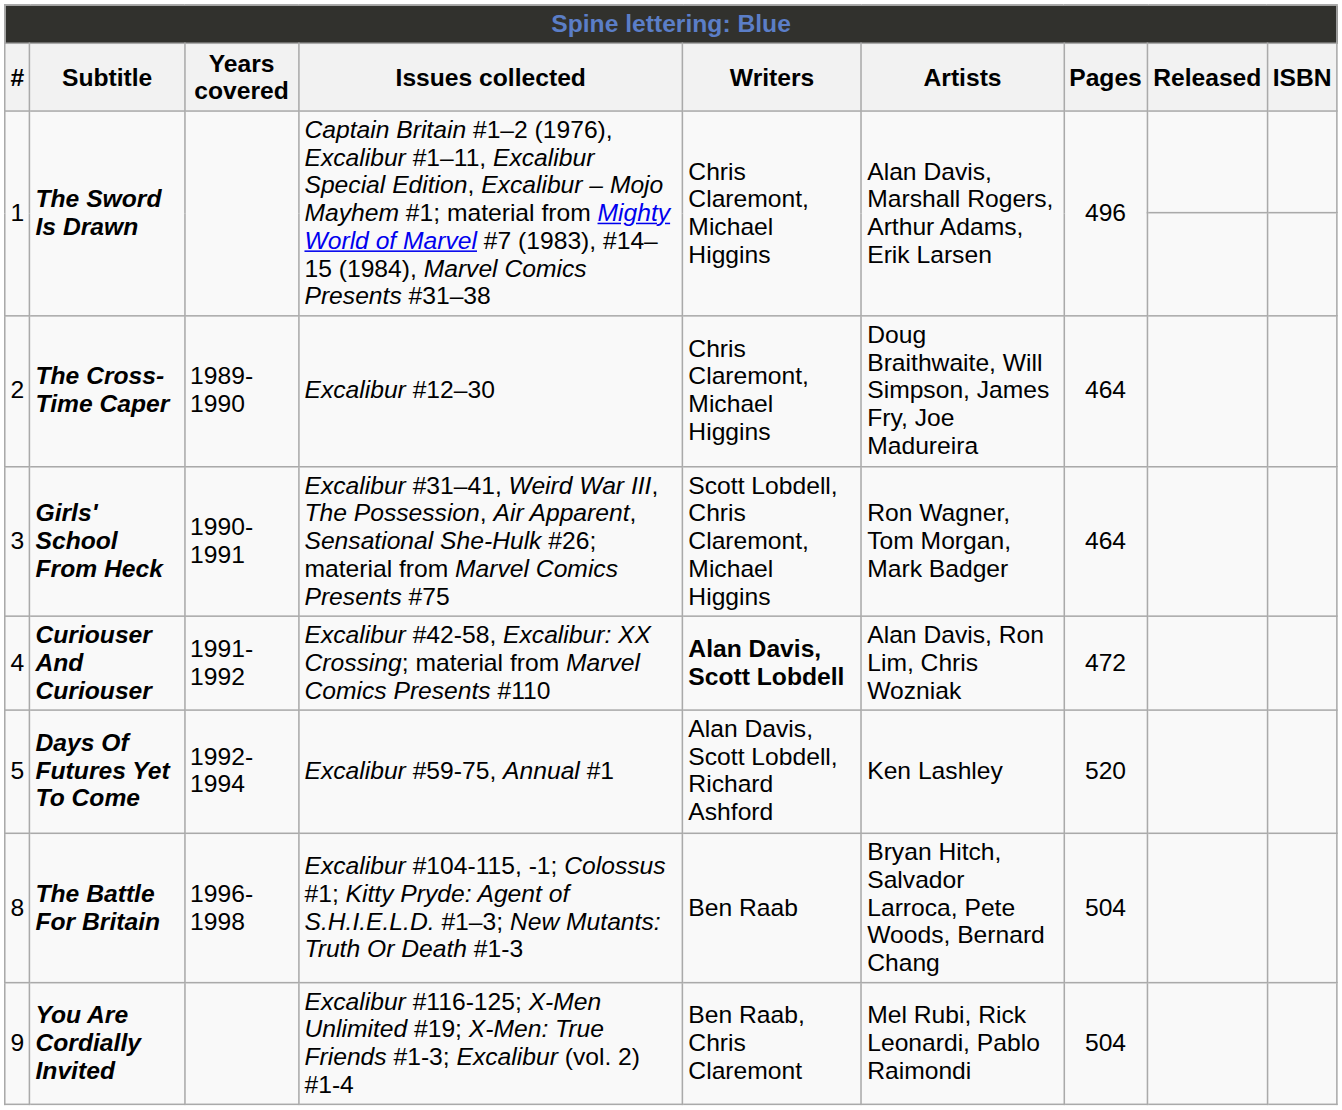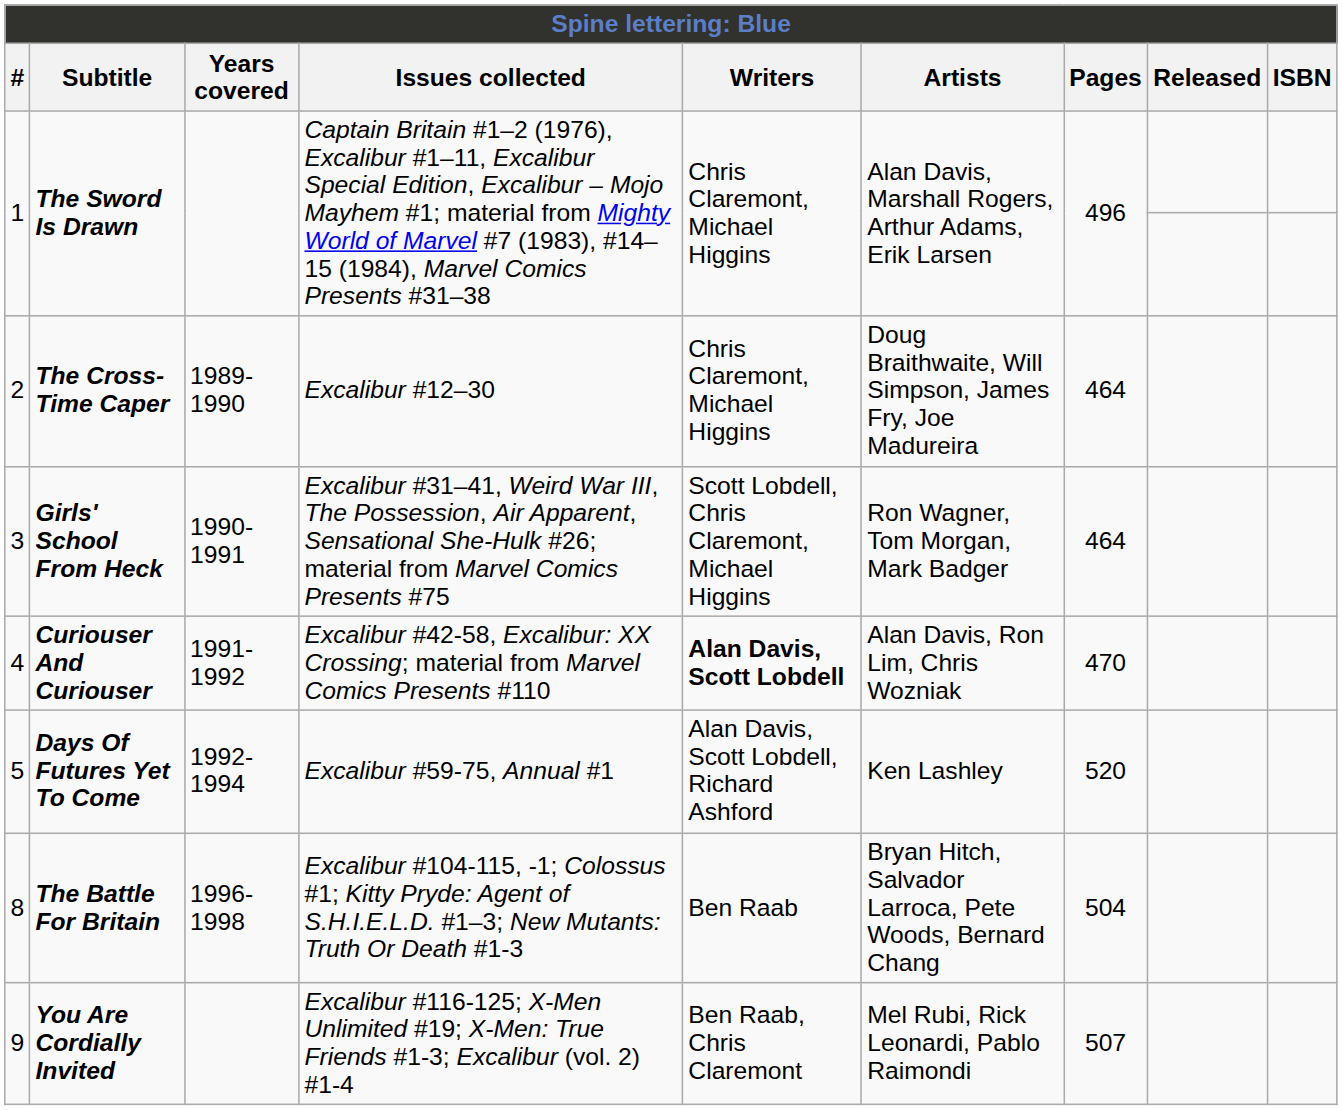(1105, 662) 472 -> (1105, 662) 470
(1105, 1043) 504 -> (1105, 1043) 507
